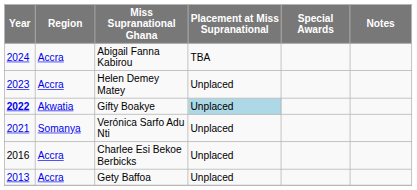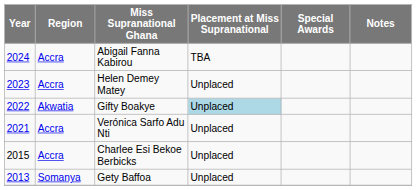(18, 107) bold -> (18, 107) normal
(59, 128) Somanya -> (51, 128) Accra
(18, 156) 2016 -> (18, 156) 2015
(51, 178) Accra -> (59, 178) Somanya
